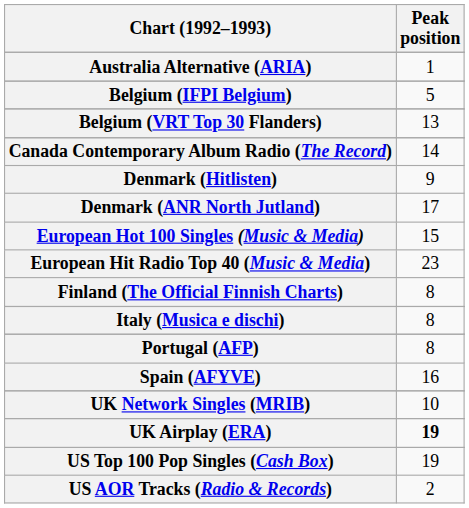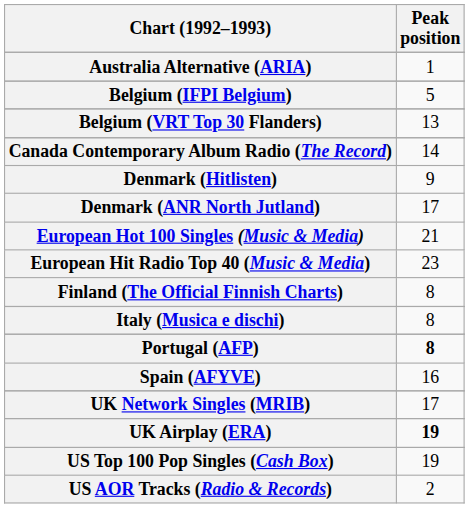(430, 235) 15 -> (430, 235) 21
(430, 348) normal -> (430, 348) bold
(430, 404) 10 -> (430, 404) 17
